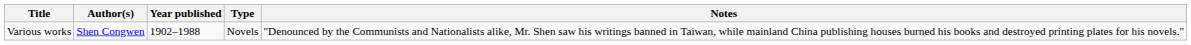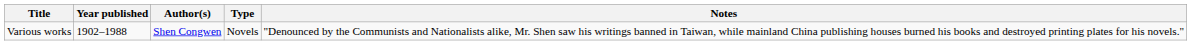columns swapped: (111, 13) <-> (186, 13)
